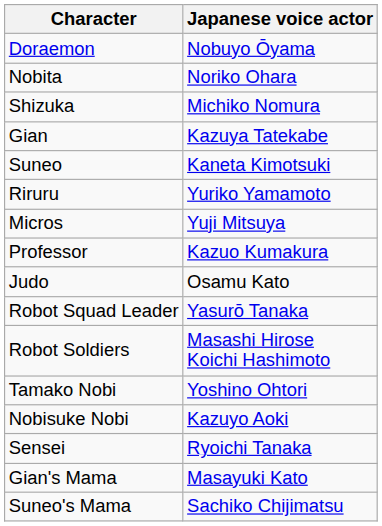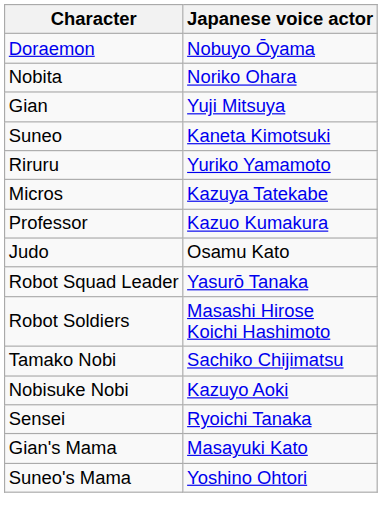- row: (42, 106)
(258, 135) Kazuya Tatekabe -> (236, 106) Yuji Mitsuya
(236, 223) Yuji Mitsuya -> (258, 194) Kazuya Tatekabe
(247, 389) Yoshino Ohtori -> (265, 360) Sachiko Chijimatsu
(265, 506) Sachiko Chijimatsu -> (247, 477) Yoshino Ohtori
